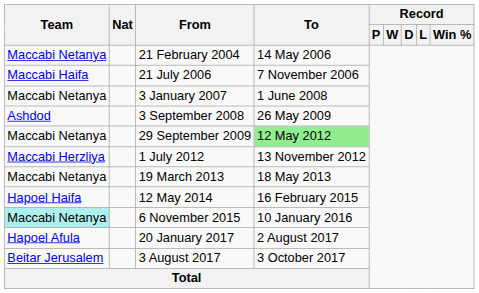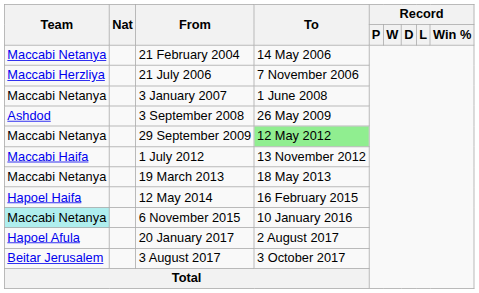(48, 75) Maccabi Haifa -> (56, 75) Maccabi Herzliya
(56, 156) Maccabi Herzliya -> (48, 156) Maccabi Haifa
